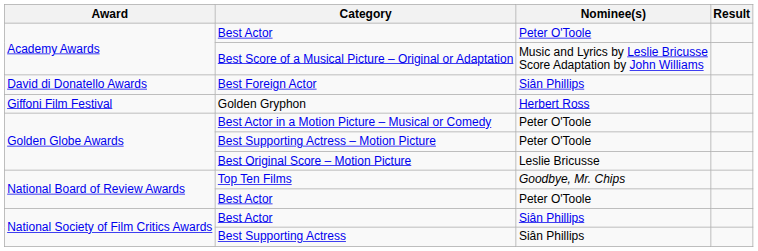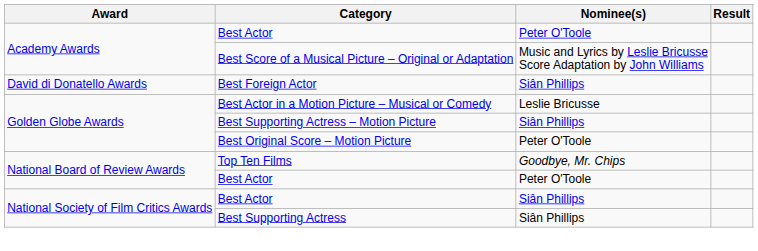- row: (60, 103)
(555, 122) Peter O'Toole -> (559, 103) Leslie Bricusse
(555, 141) Peter O'Toole -> (552, 122) Siân Phillips
(559, 160) Leslie Bricusse -> (555, 141) Peter O'Toole
